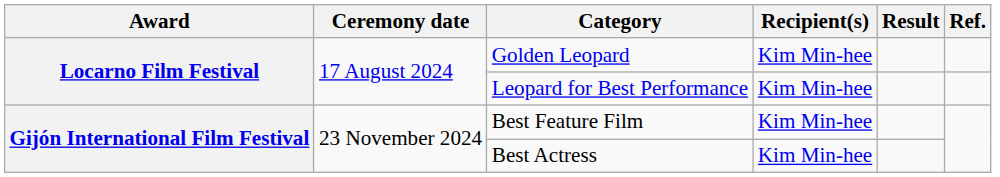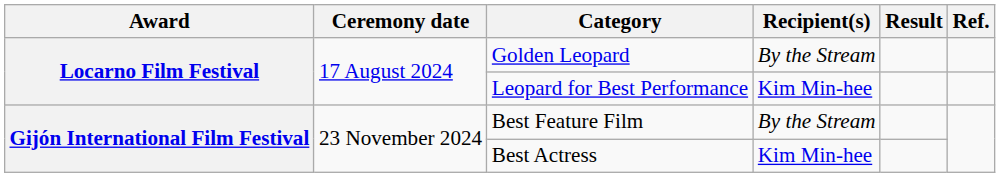(815, 54) Kim Min-hee -> (817, 54) By the Stream
(815, 121) Kim Min-hee -> (817, 121) By the Stream
